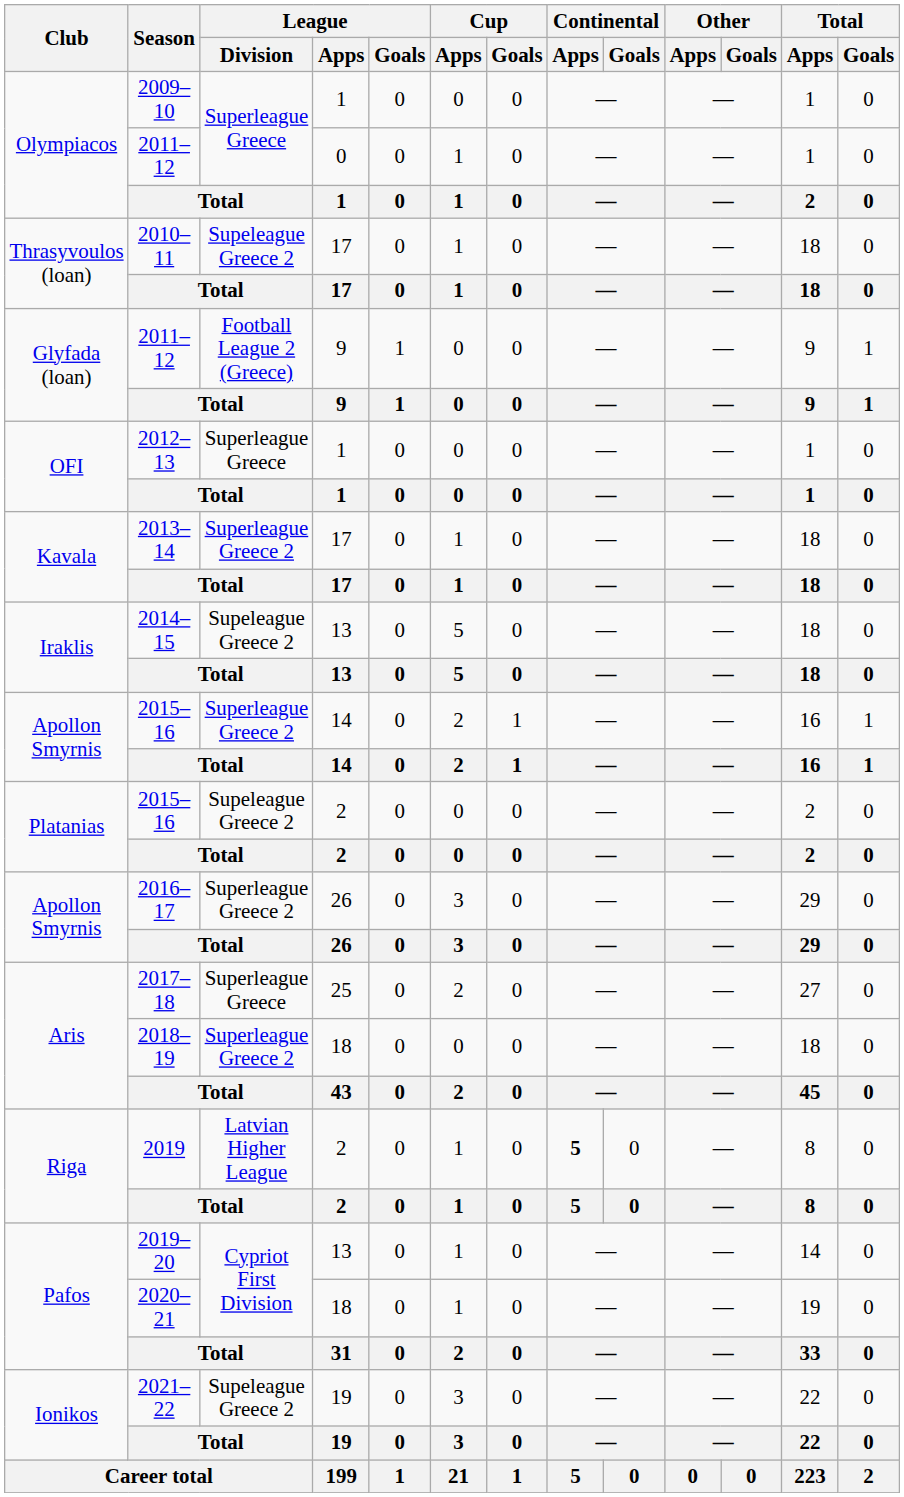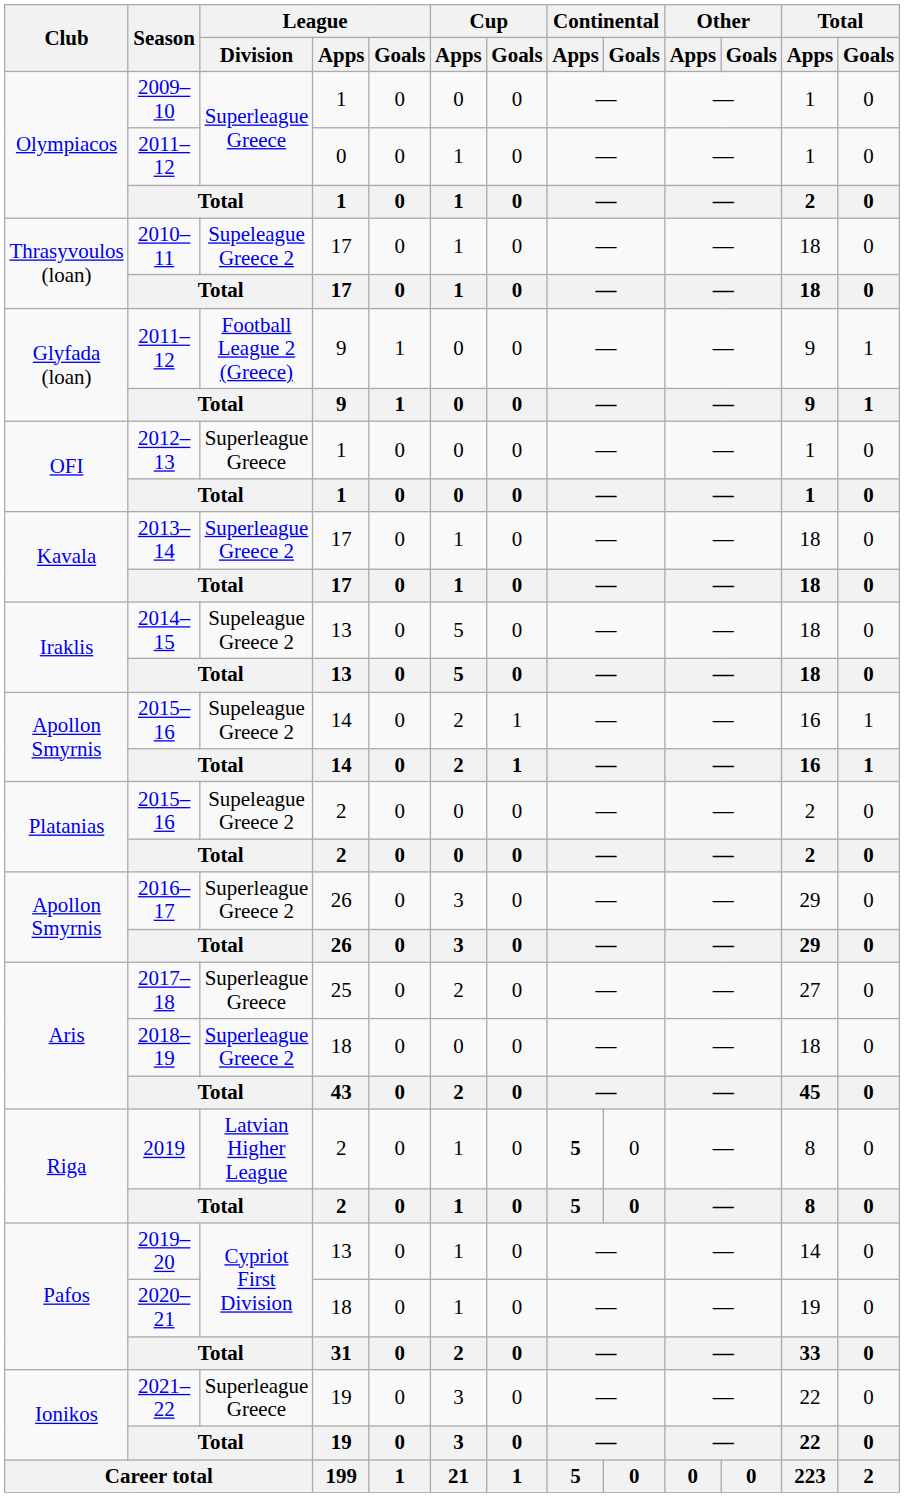(256, 720) Superleague Greece 2 -> (256, 720) Supeleague Greece 2
(256, 1397) Supeleague Greece 2 -> (256, 1397) Superleague Greece
